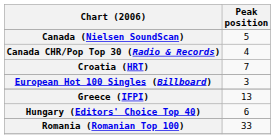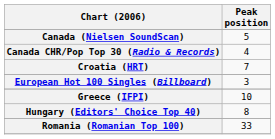(246, 96) 13 -> (246, 96) 10
(246, 111) 6 -> (246, 111) 8
